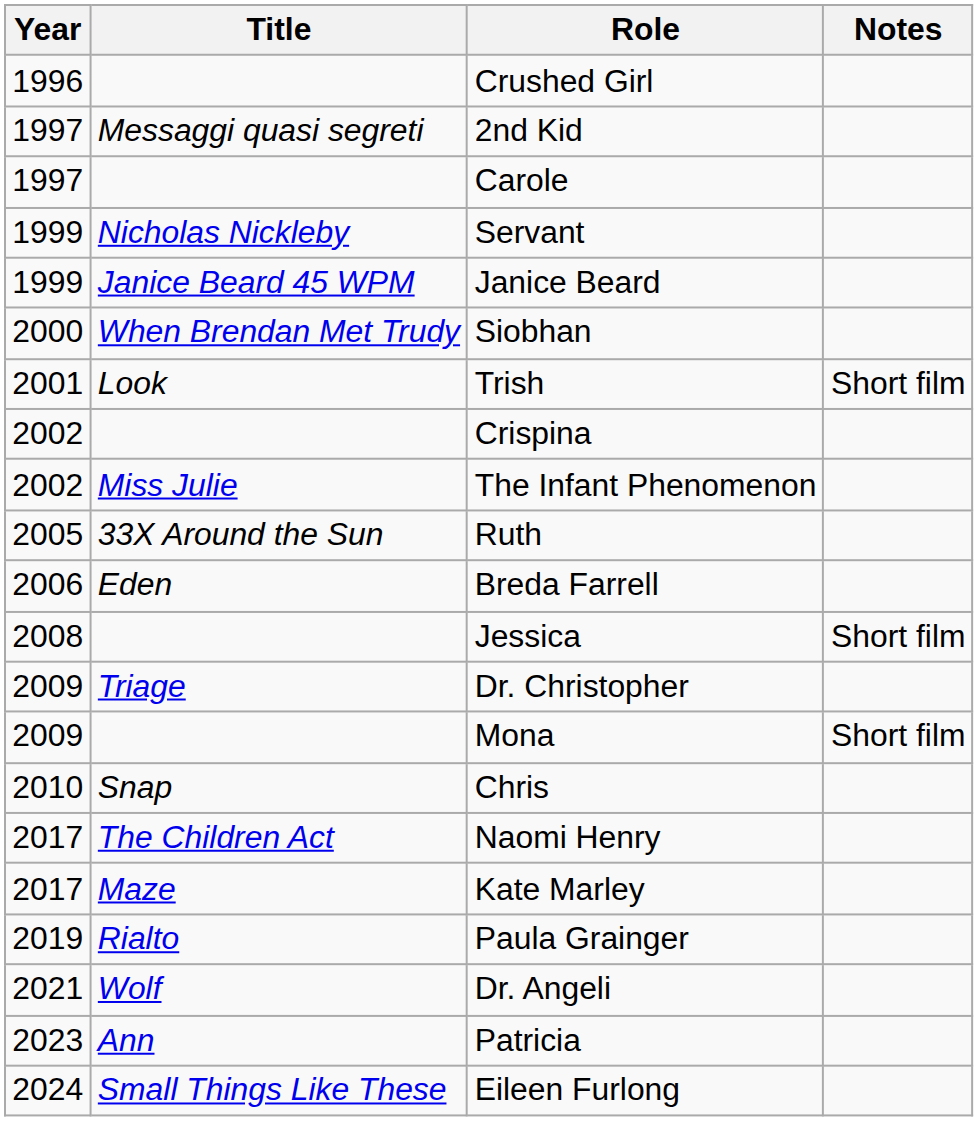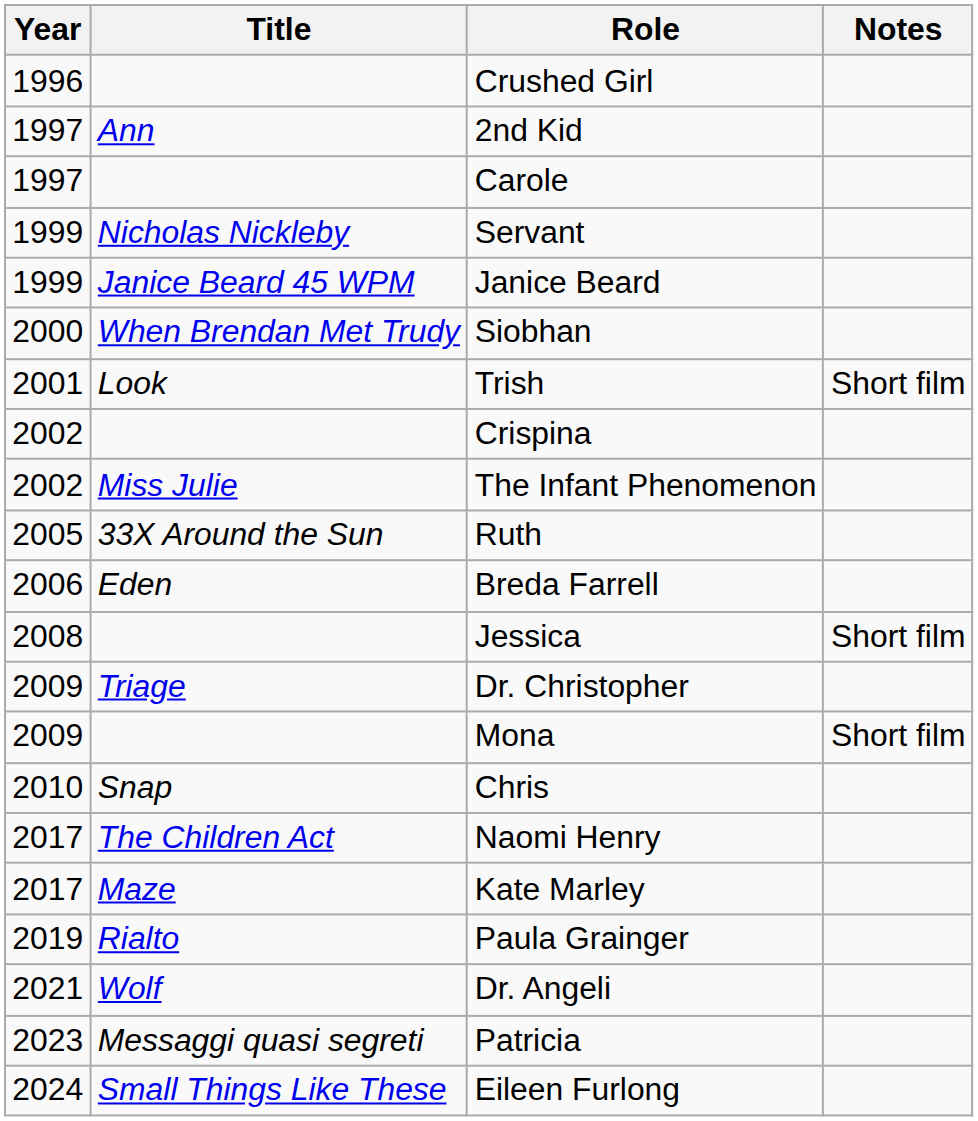(261, 130) Messaggi quasi segreti -> (126, 130) Ann
(126, 1039) Ann -> (261, 1039) Messaggi quasi segreti
